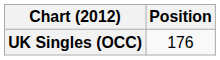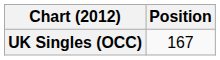(180, 42) 176 -> (180, 42) 167
